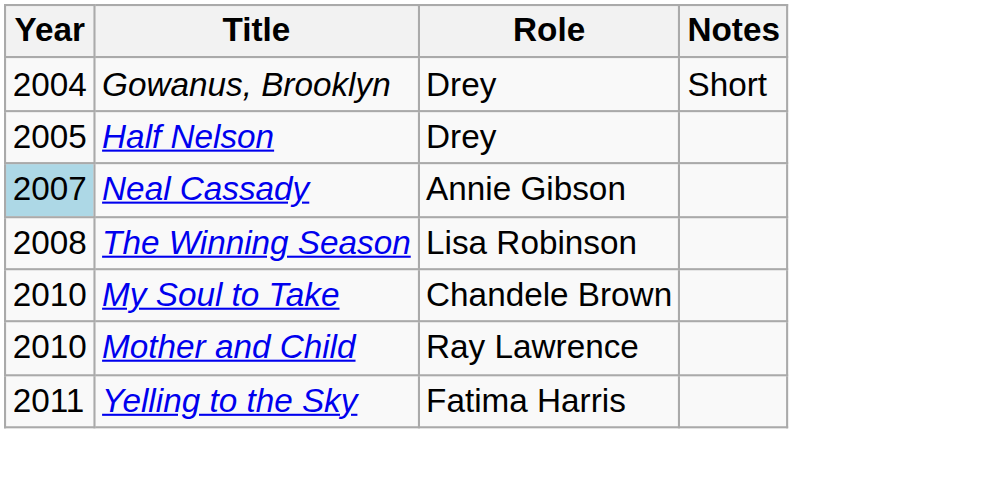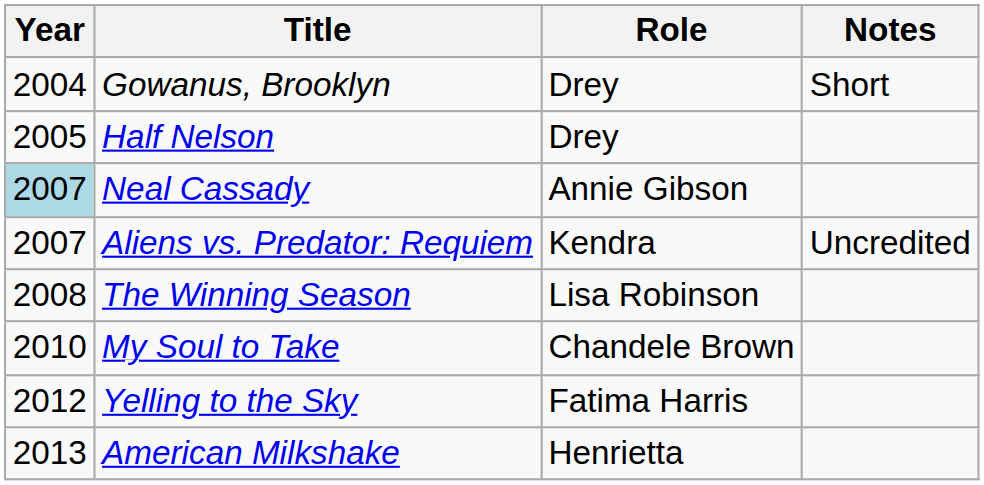+ row: (318, 242)
- row: (229, 347)
(48, 400) 2011 -> (50, 400) 2012
+ row: (251, 453)
